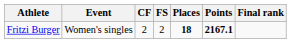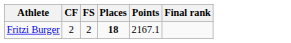- column: (99, 13)
(219, 30) bold -> (146, 30) normal
